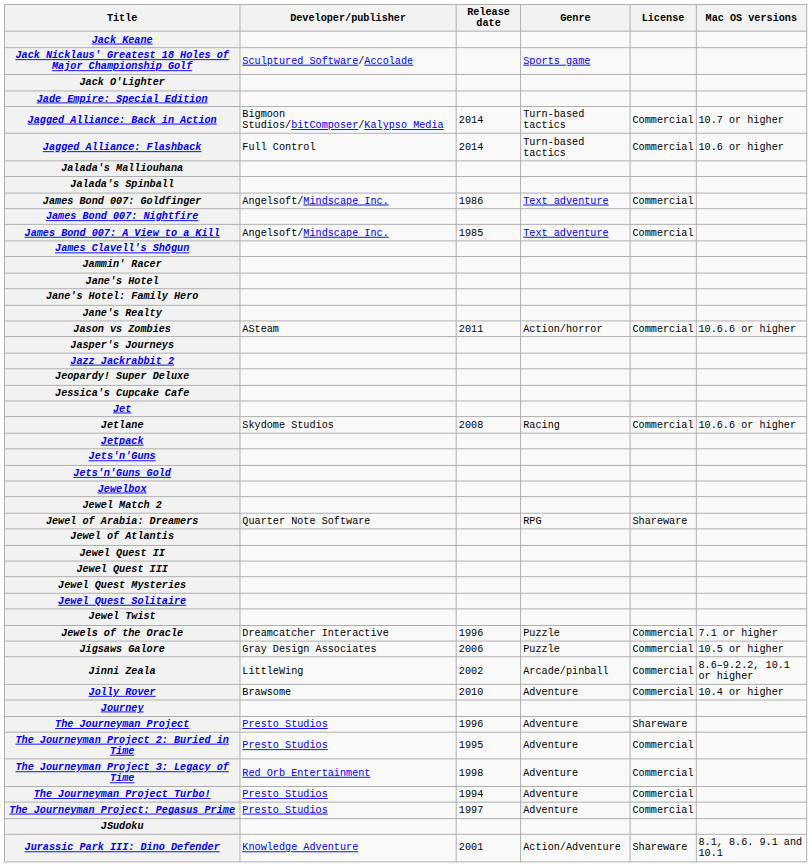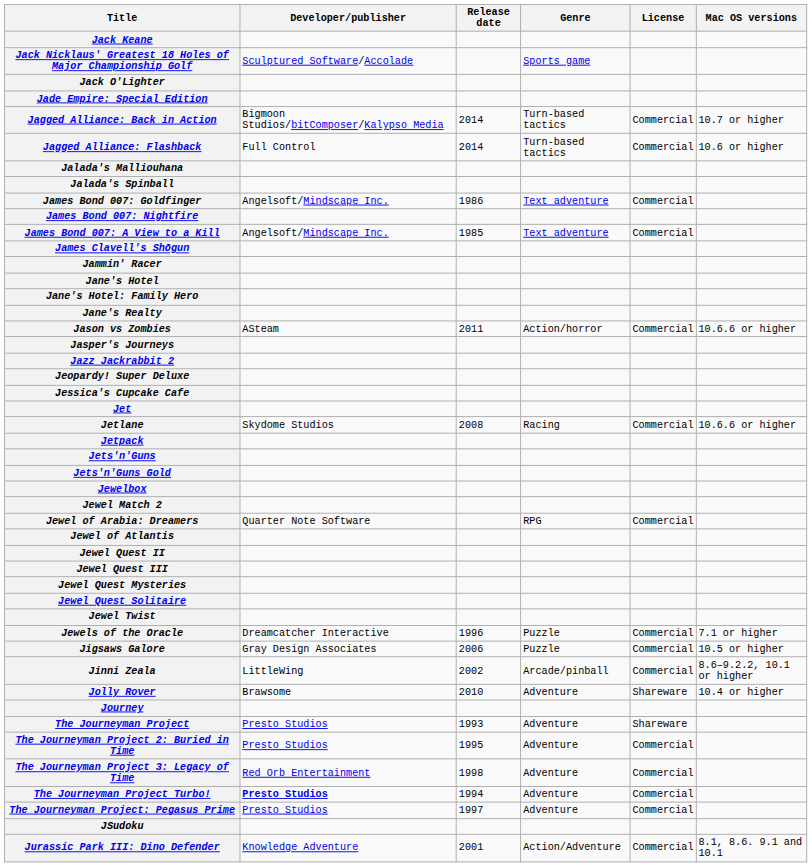(660, 521) Shareware -> (663, 521) Commercial
(663, 692) Commercial -> (660, 692) Shareware
(471, 724) 1996 -> (471, 724) 1993
(285, 794) normal -> (285, 794) bold
(660, 848) Shareware -> (663, 848) Commercial
